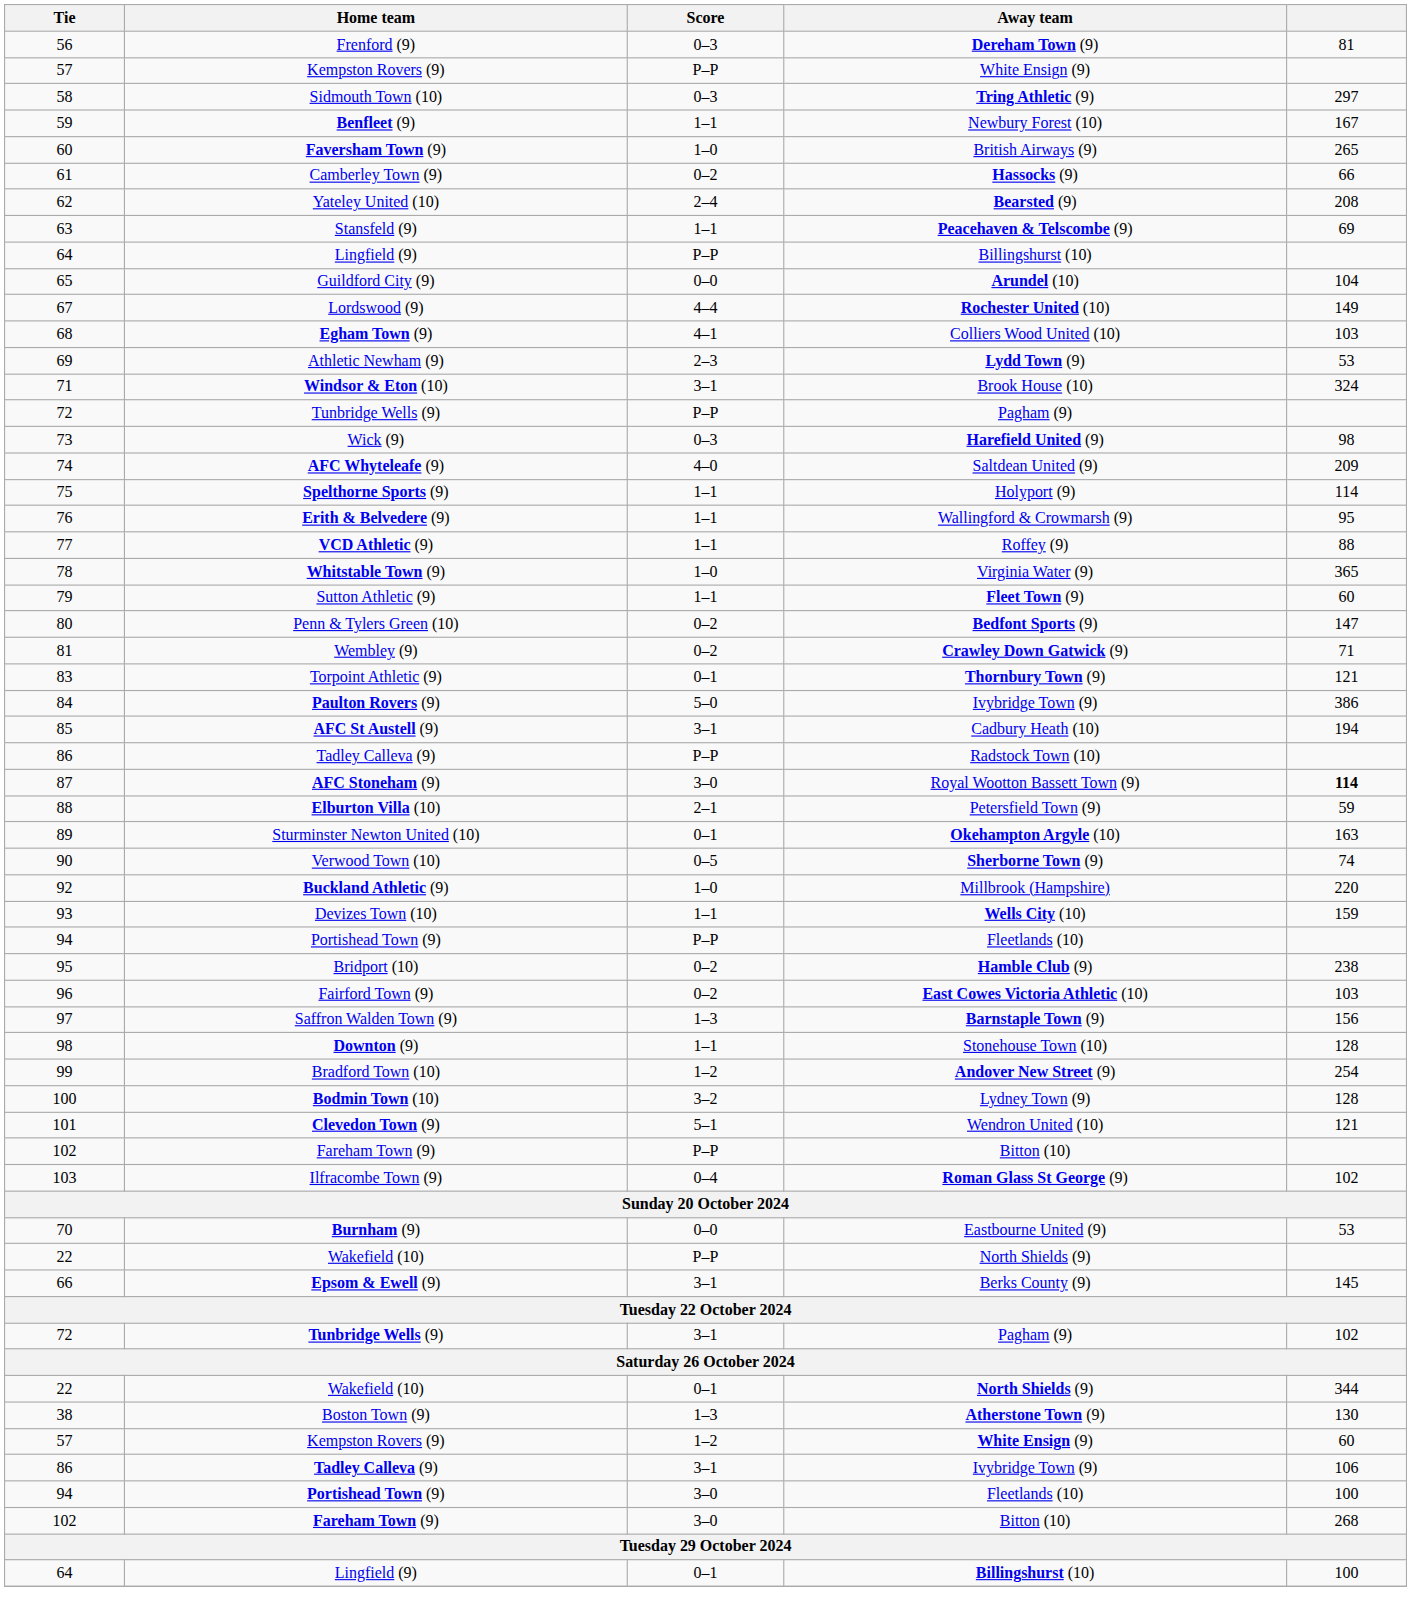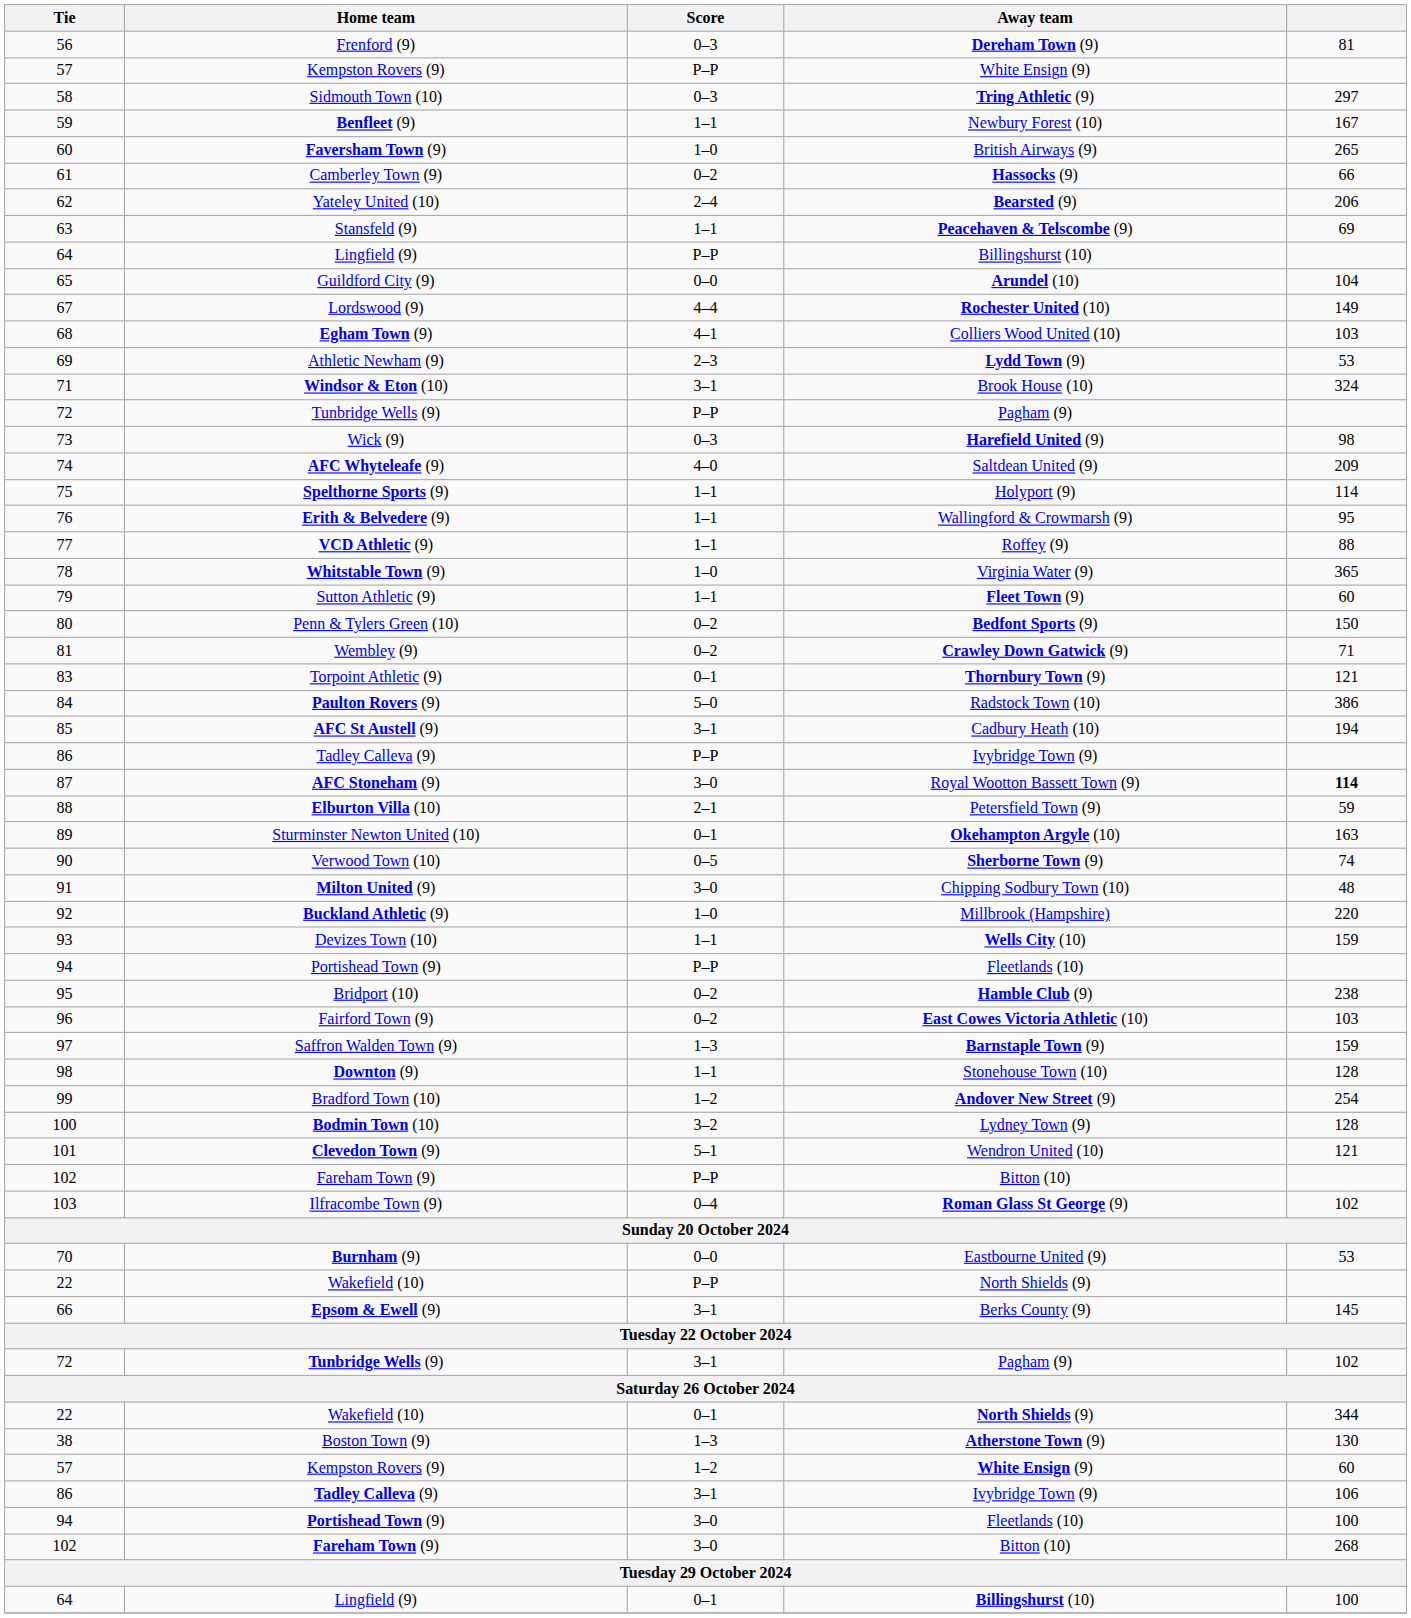(1346, 202) 208 -> (1346, 202) 206
(1346, 624) 147 -> (1346, 624) 150
(1035, 703) Ivybridge Town (9) -> (1035, 703) Radstock Town (10)
(1035, 756) Radstock Town (10) -> (1035, 756) Ivybridge Town (9)
+ row: (65, 888)
(1346, 1019) 156 -> (1346, 1046) 159
